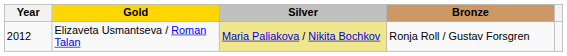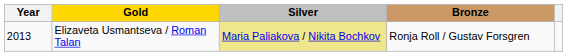(19, 36) 2012 -> (19, 36) 2013
